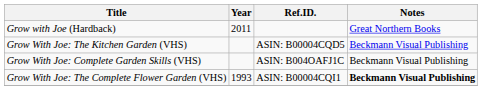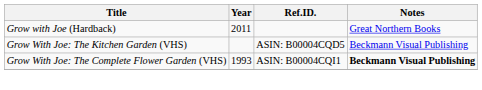- row: (104, 61)
